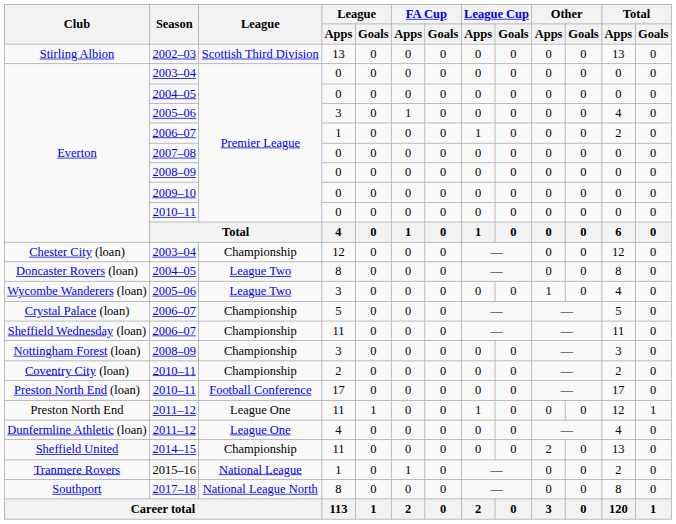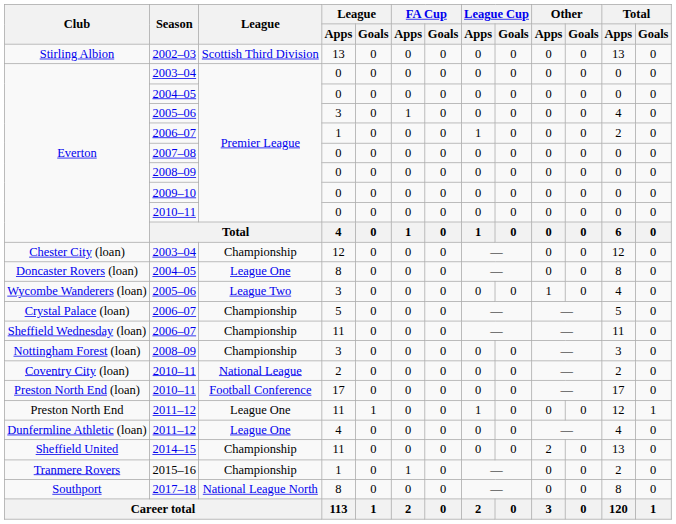(260, 271) League Two -> (260, 271) League One
(260, 370) Championship -> (260, 370) National League
(260, 469) National League -> (260, 469) Championship
